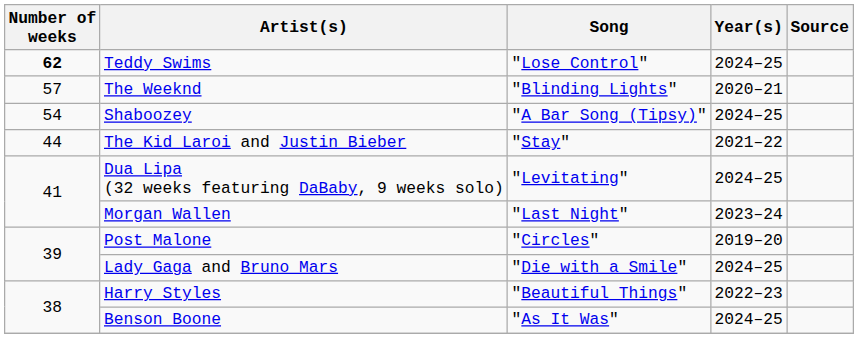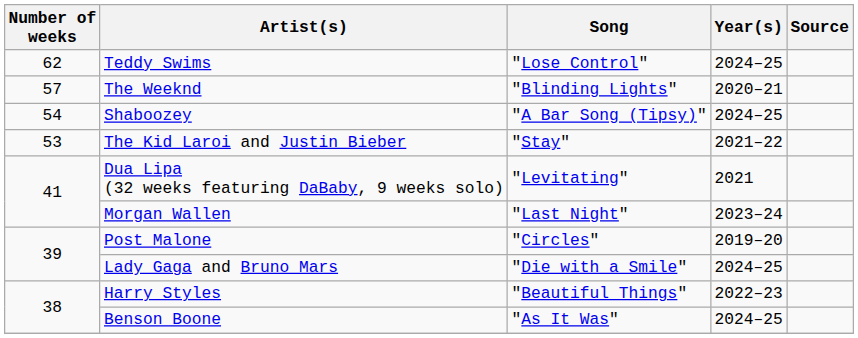(52, 63) bold -> (52, 63) normal
(52, 143) 44 -> (52, 143) 53
(749, 178) 2024–25 -> (734, 178) 2021
